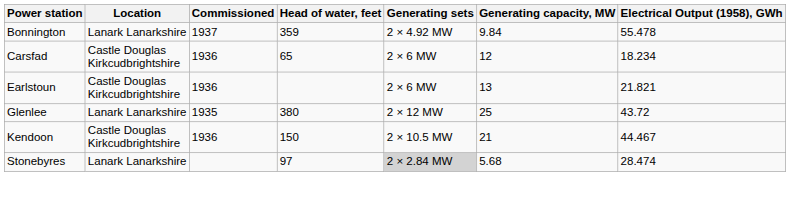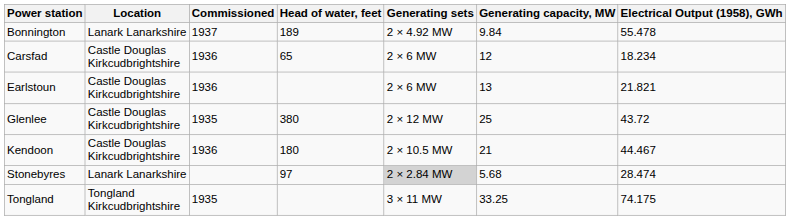(289, 31) 359 -> (289, 31) 189
(137, 112) Lanark Lanarkshire -> (134, 119) Castle Douglas Kirkcudbrightshire
(289, 137) 150 -> (289, 150) 180
+ row: (30, 199)
